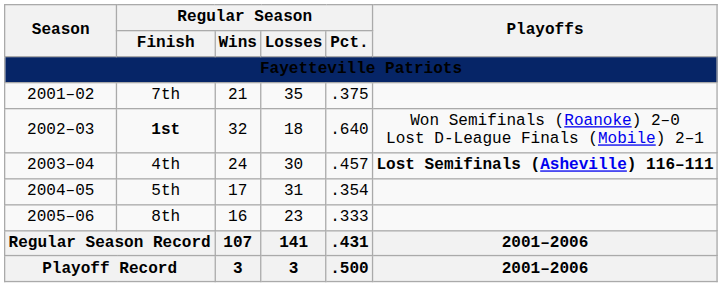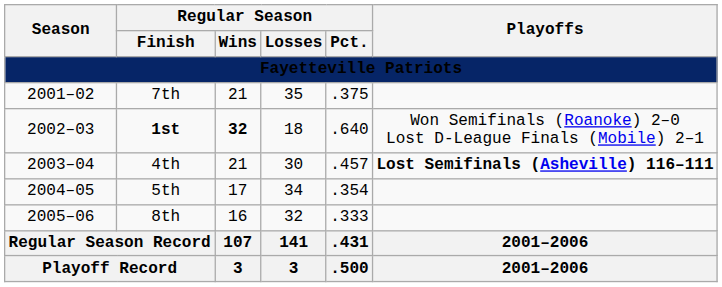(238, 131) normal -> (238, 131) bold
(238, 166) 24 -> (238, 166) 21
(294, 192) 31 -> (294, 192) 34
(294, 218) 23 -> (294, 218) 32
